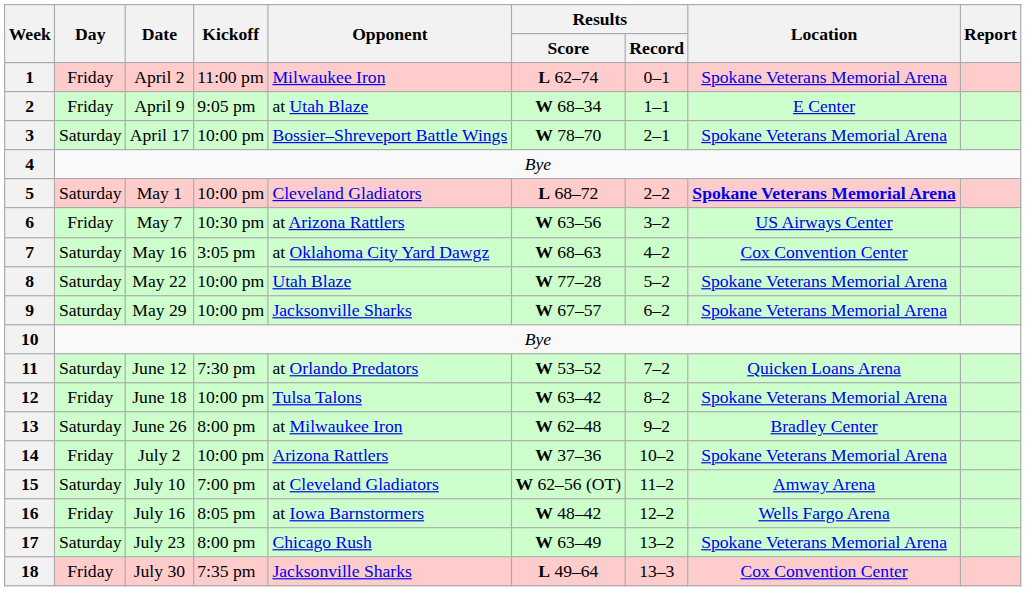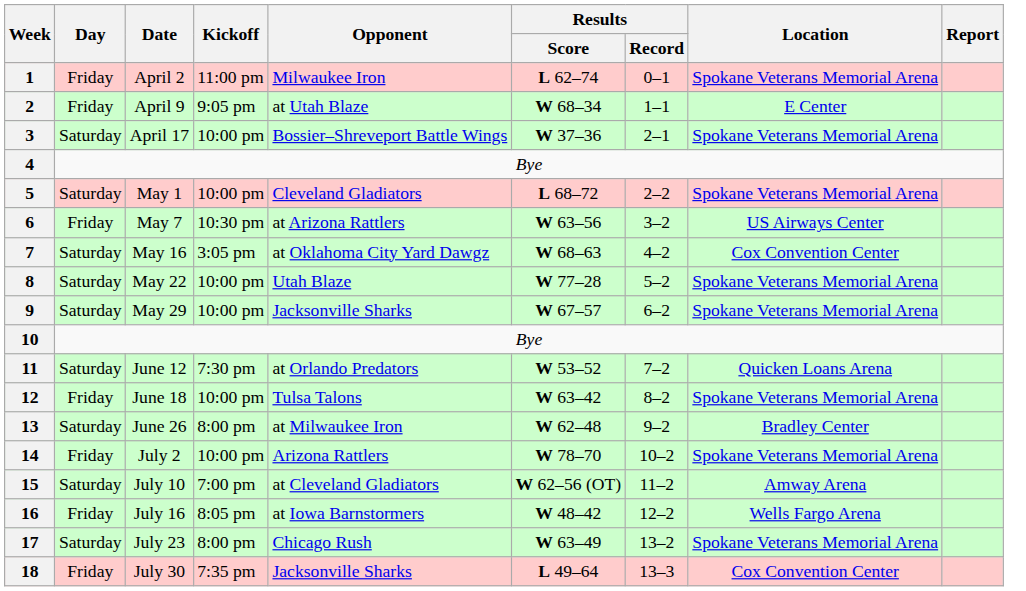(568, 135) W 78–70 -> (568, 135) W 37–36
(824, 193) bold -> (815, 193) normal
(568, 455) W 37–36 -> (568, 455) W 78–70
